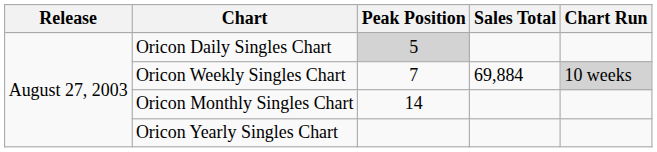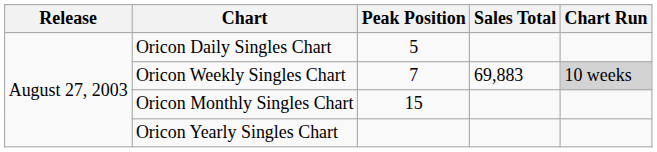(414, 47) lightgrey background -> (414, 47) no background
(499, 75) 69,884 -> (499, 75) 69,883
(414, 103) 14 -> (414, 103) 15
